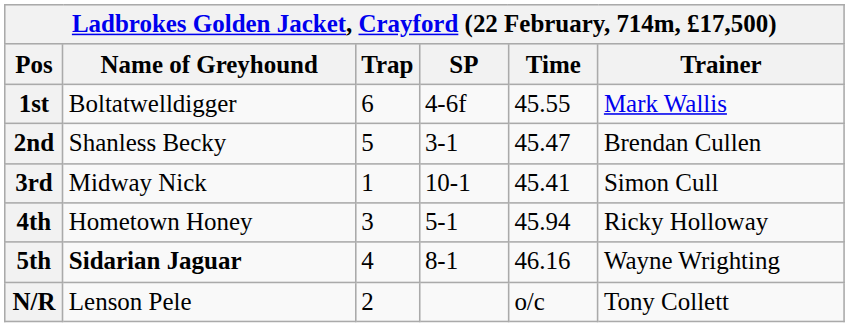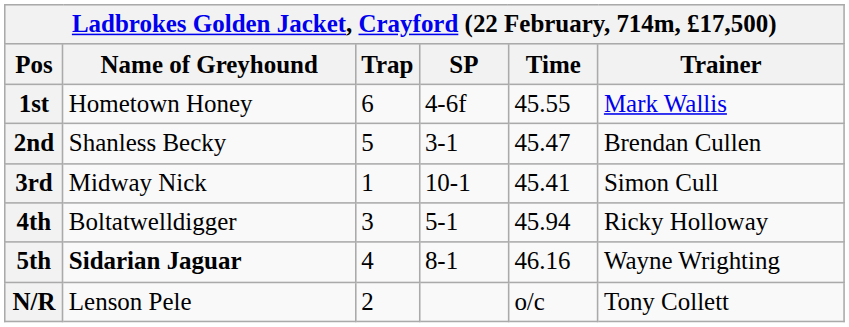(153, 103) Boltatwelldigger -> (161, 103) Hometown Honey
(161, 222) Hometown Honey -> (153, 222) Boltatwelldigger
